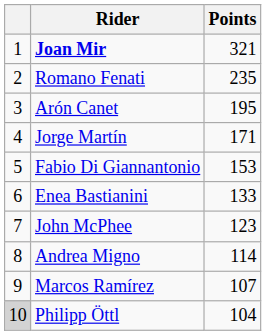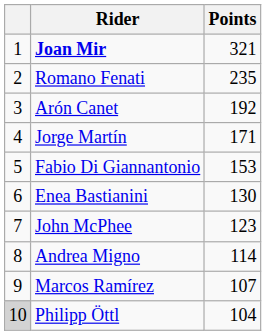(243, 108) 195 -> (243, 108) 192
(243, 196) 133 -> (243, 196) 130
